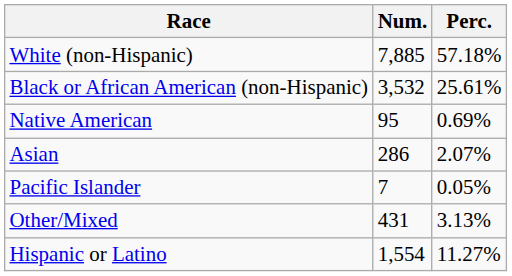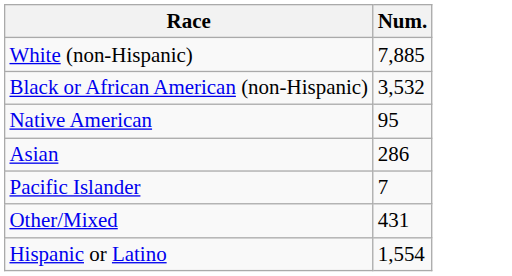- column: (469, 21)
